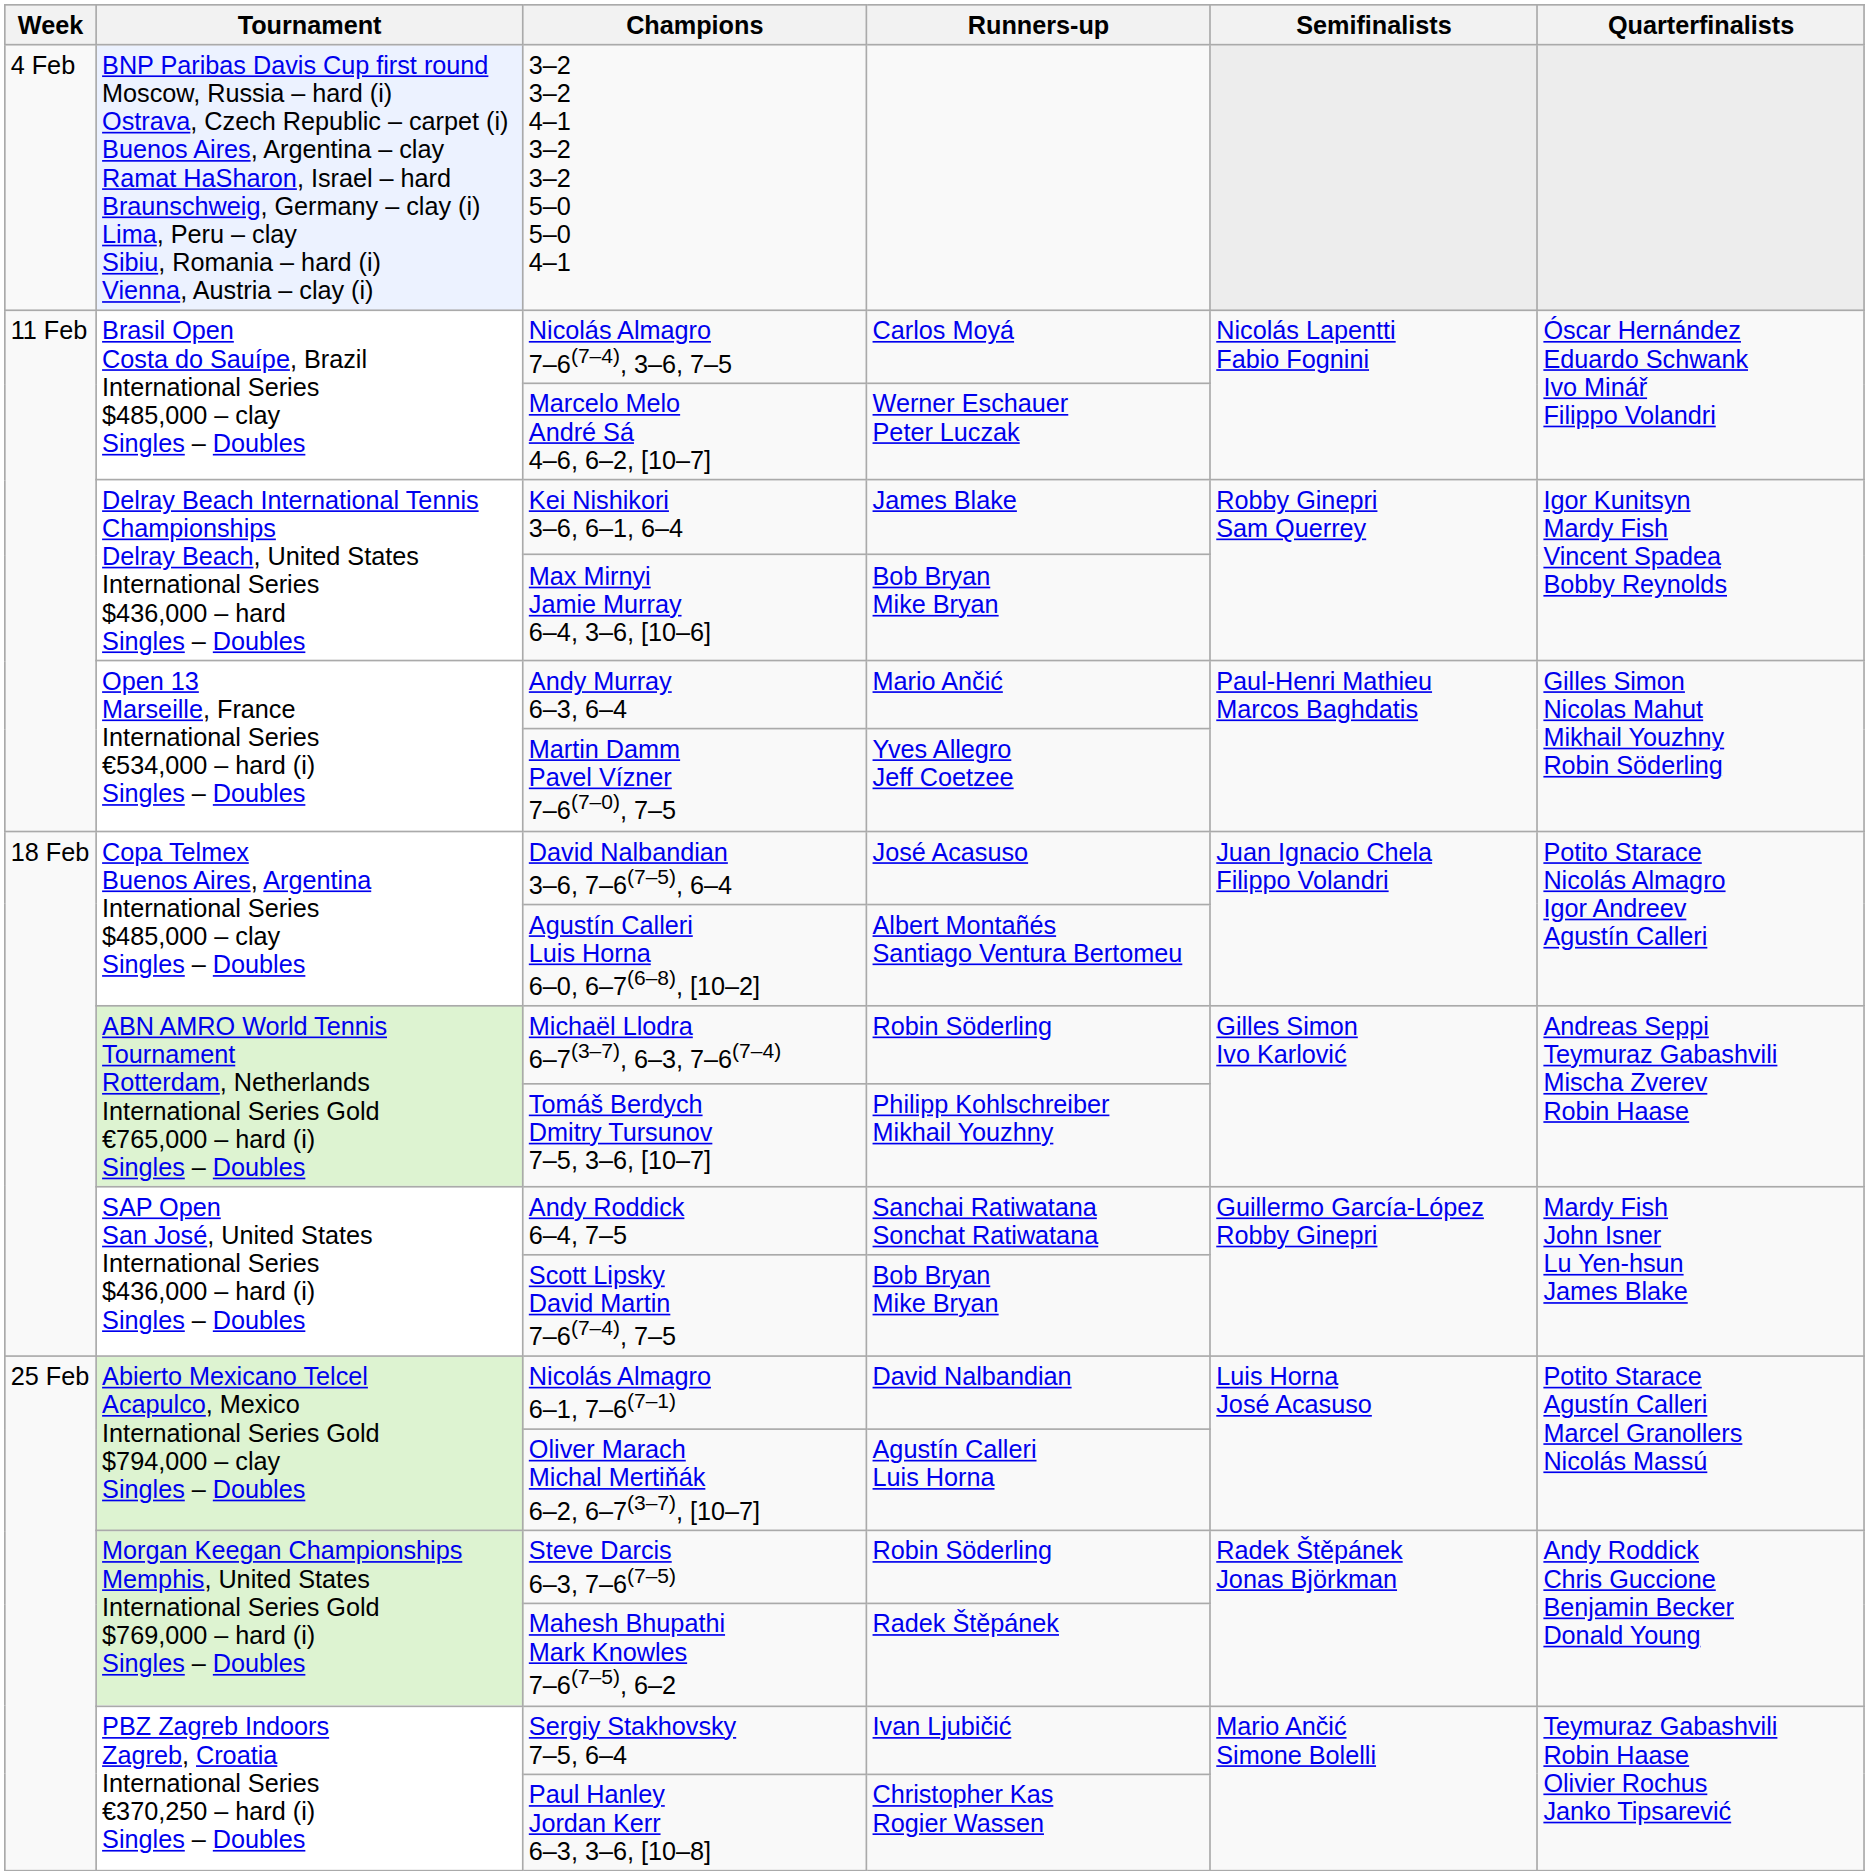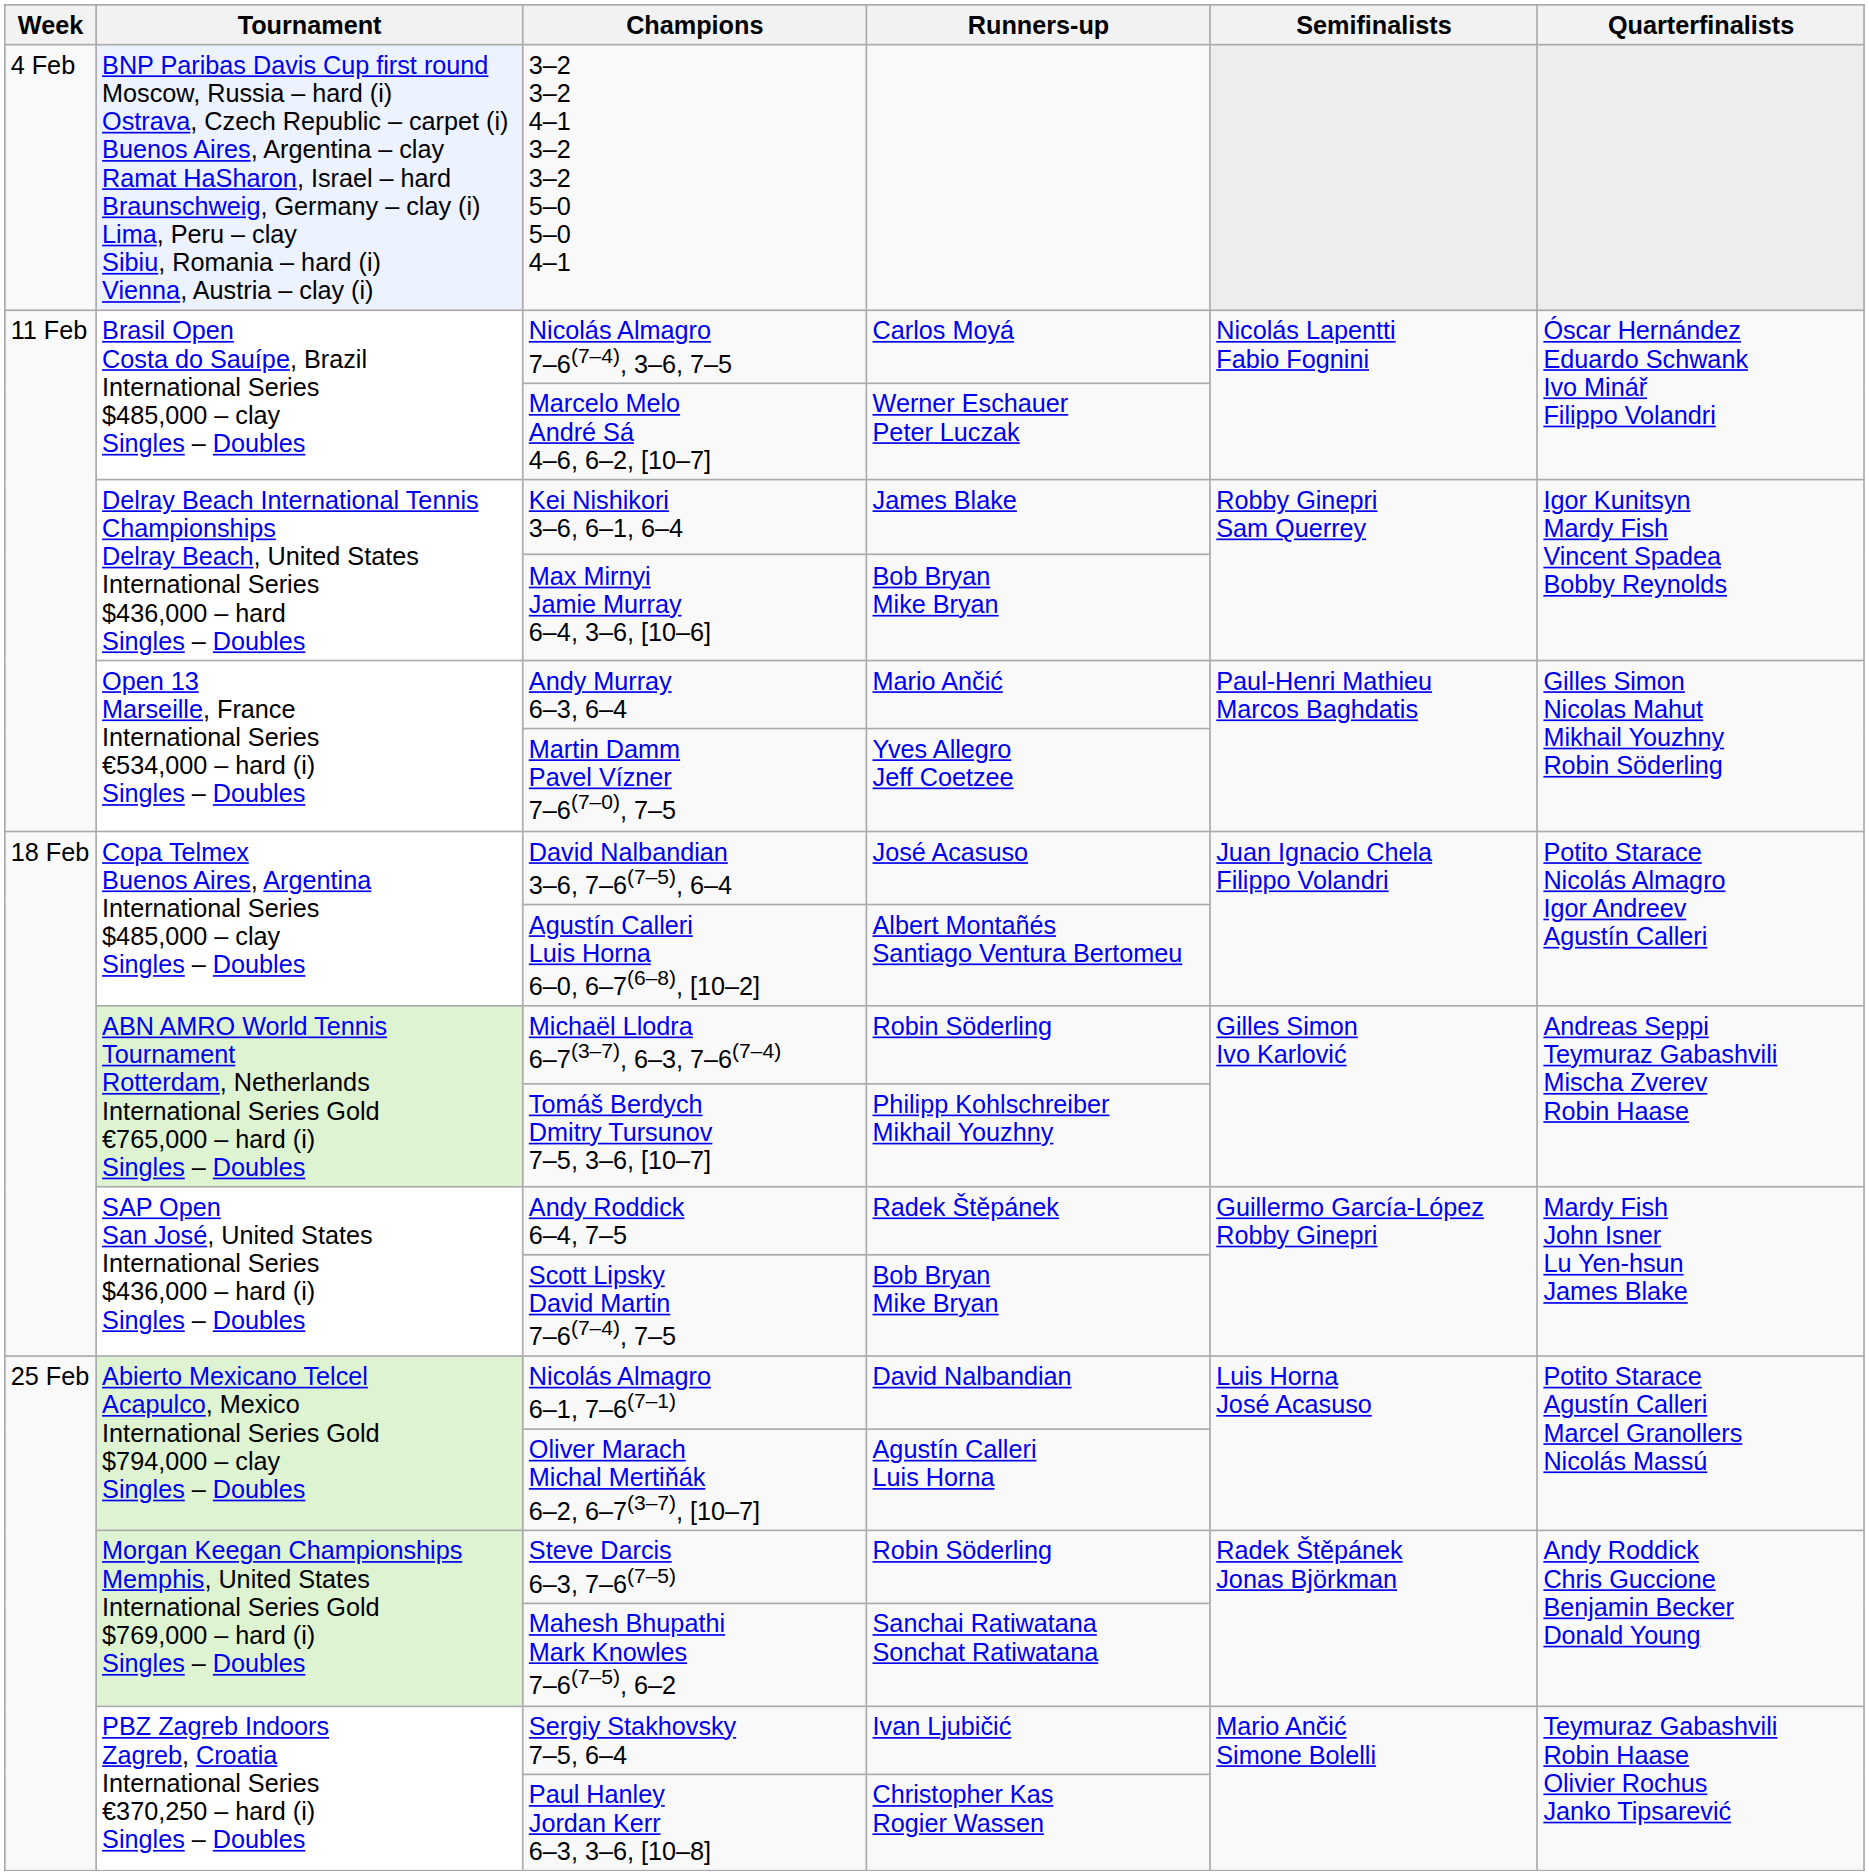(985, 1221) Sanchai Ratiwatana Sonchat Ratiwatana -> (966, 1207) Radek Štěpánek
(966, 1624) Radek Štěpánek -> (985, 1638) Sanchai Ratiwatana Sonchat Ratiwatana
